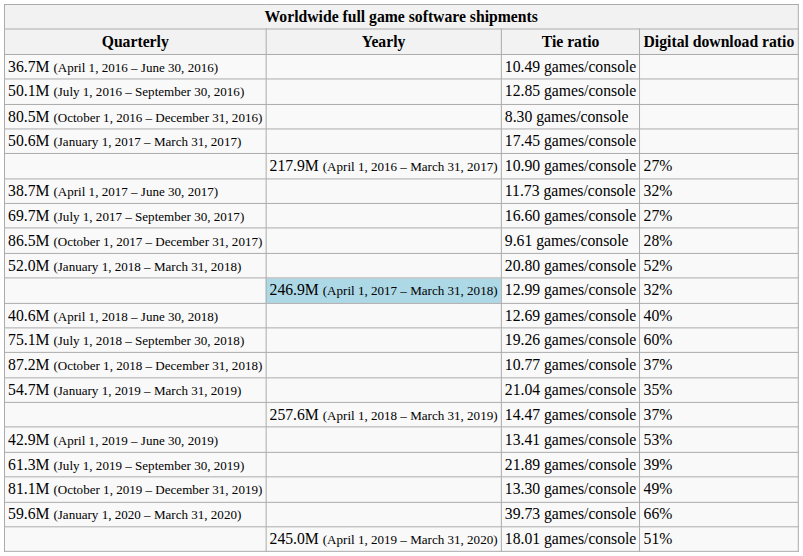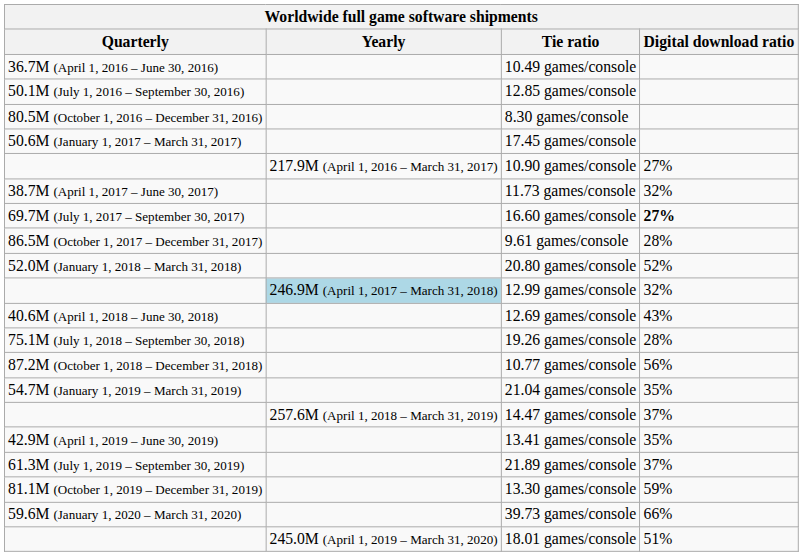(658, 215) normal -> (659, 215) bold
(658, 315) 40% -> (658, 315) 43%
(658, 340) 60% -> (658, 340) 28%
(658, 365) 37% -> (658, 365) 56%
(658, 439) 53% -> (658, 439) 35%
(658, 464) 39% -> (658, 464) 37%
(658, 489) 49% -> (658, 489) 59%
